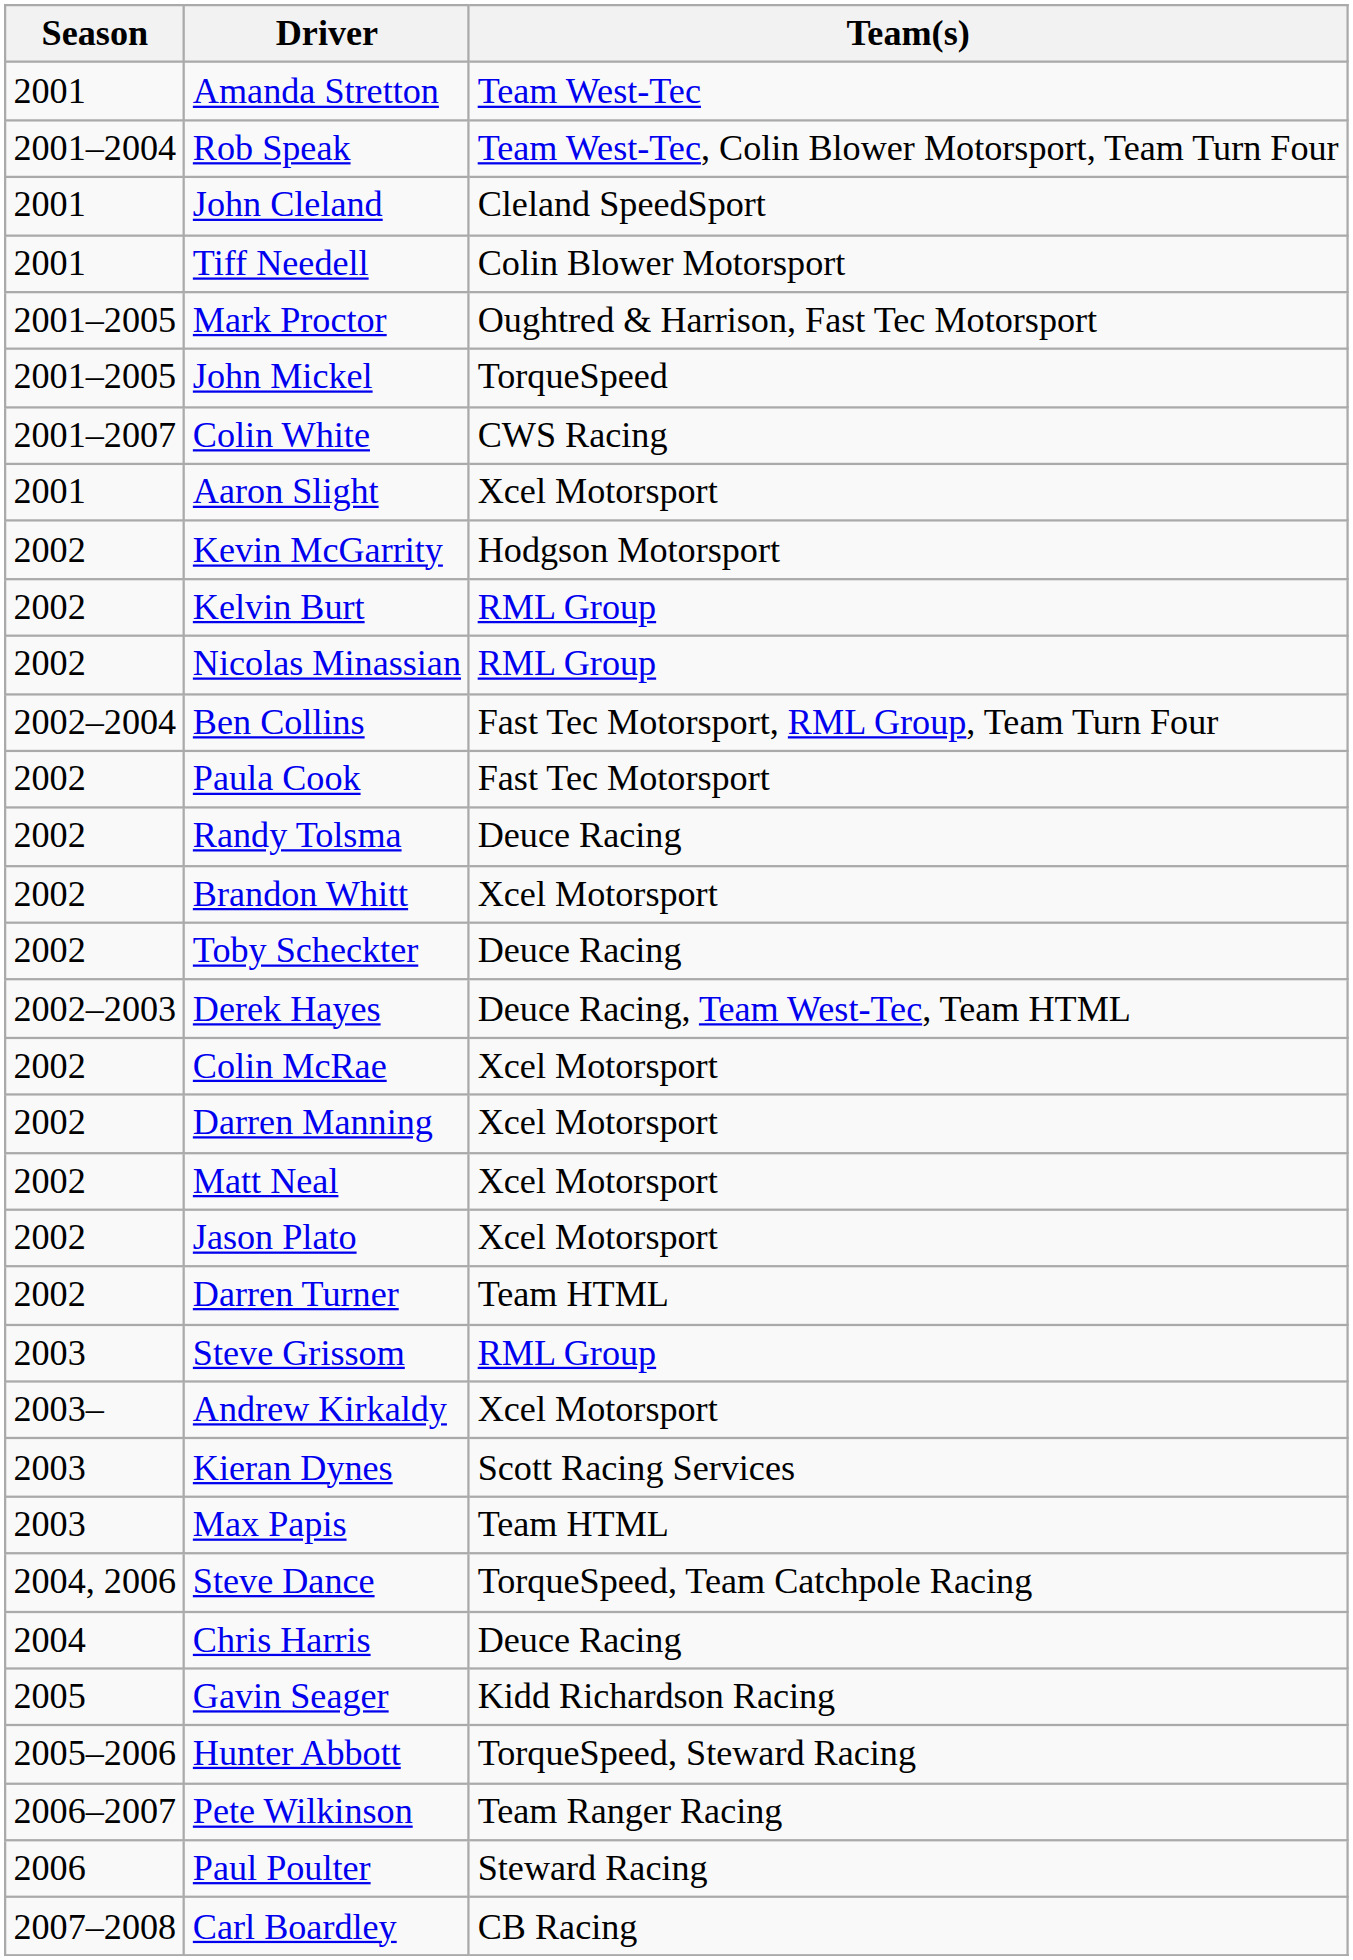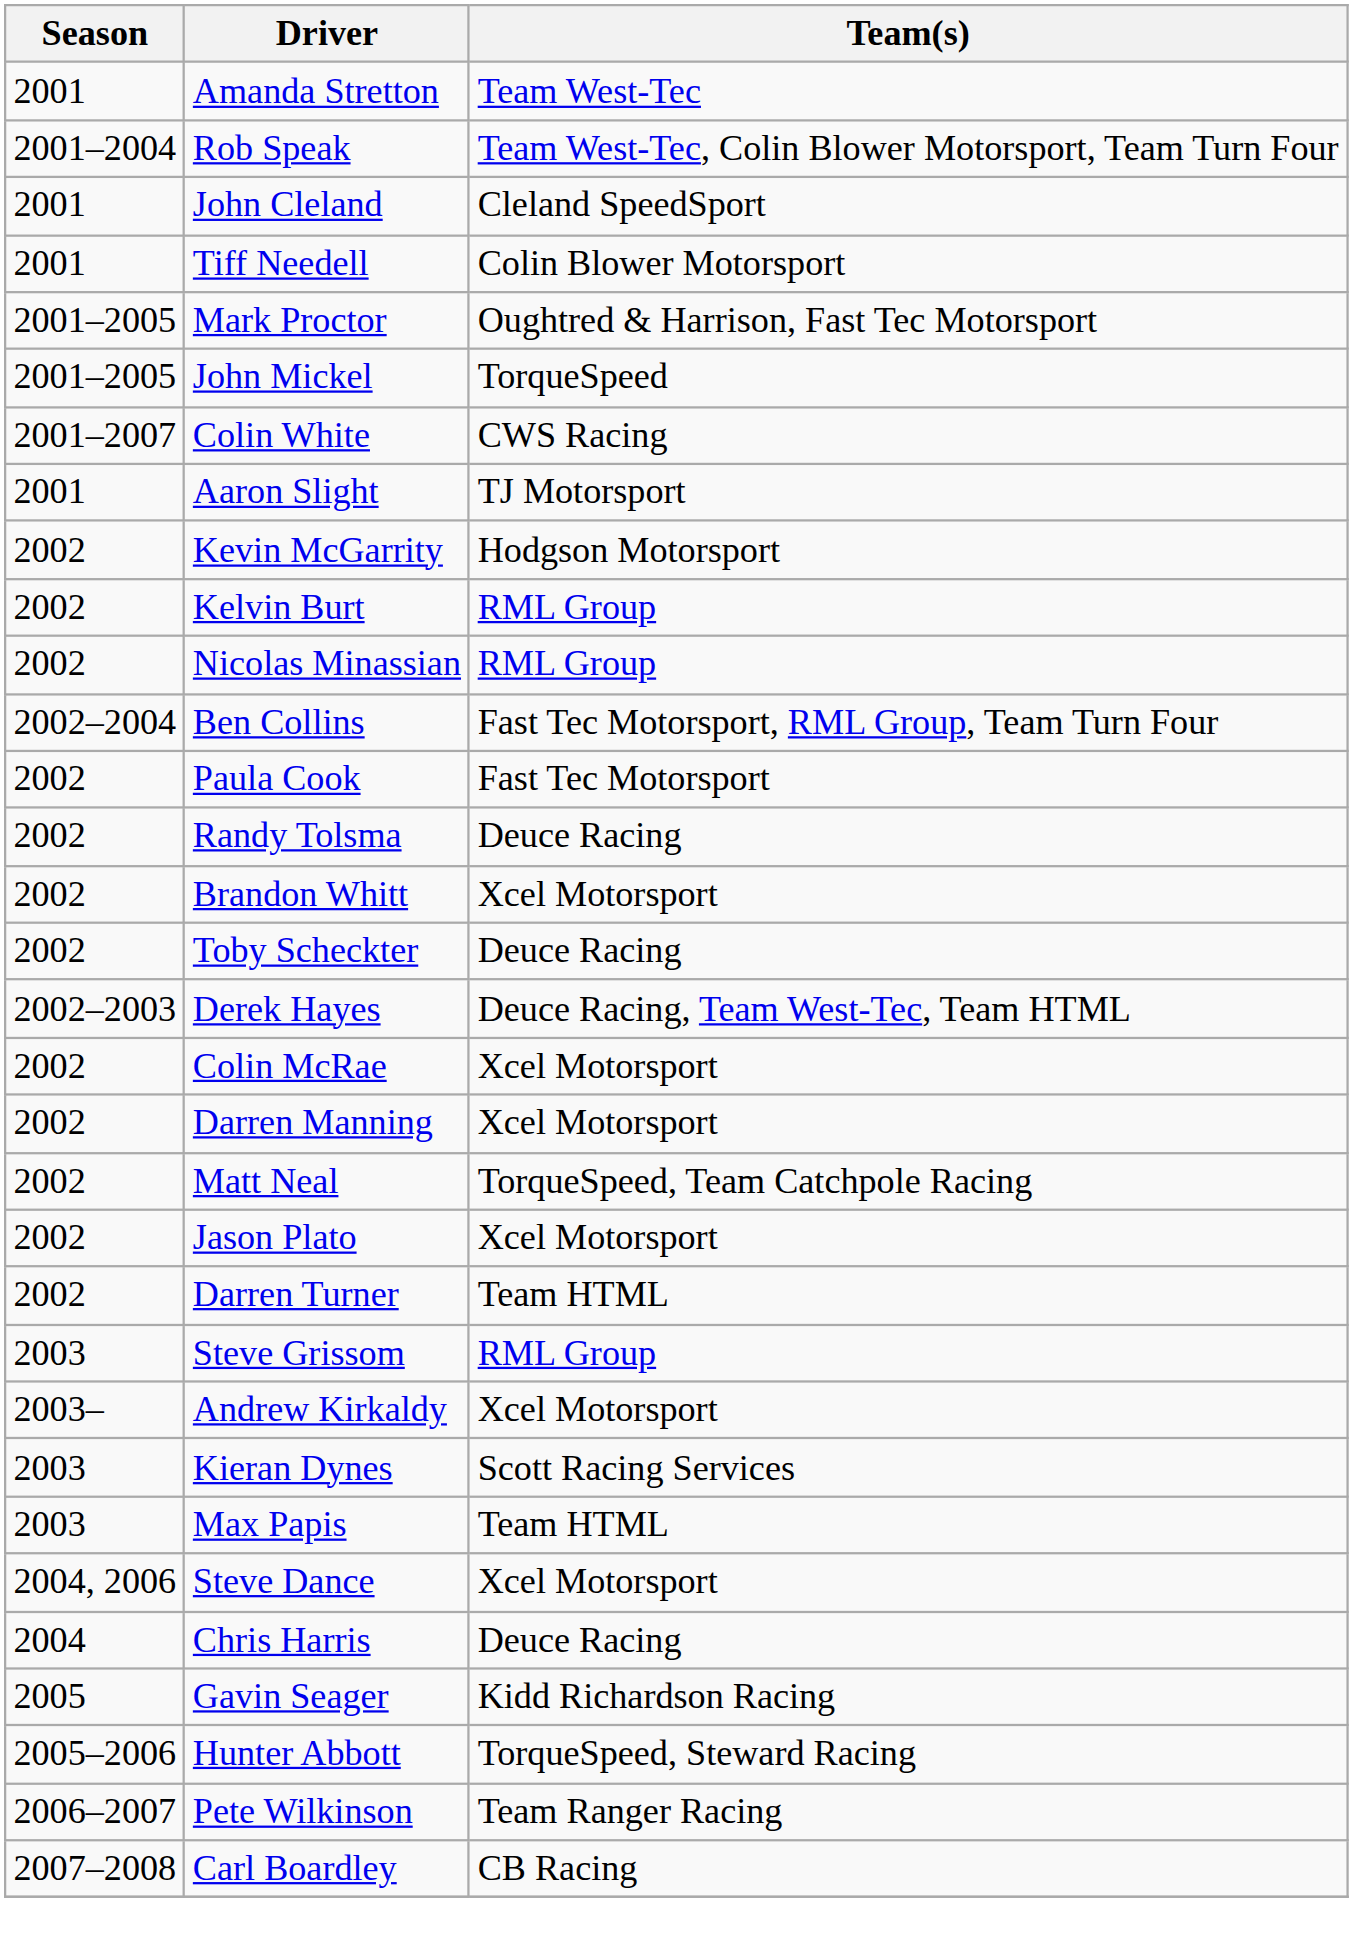(598, 491) Xcel Motorsport -> (582, 491) TJ Motorsport
(598, 1180) Xcel Motorsport -> (755, 1180) TorqueSpeed, Team Catchpole Racing
(755, 1581) TorqueSpeed, Team Catchpole Racing -> (598, 1581) Xcel Motorsport
- row: (282, 1868)
